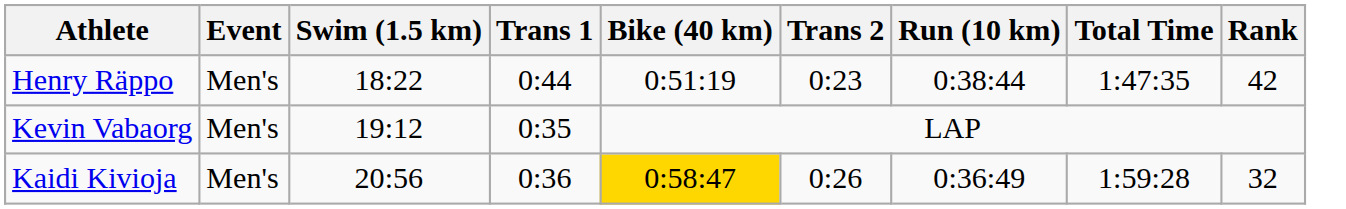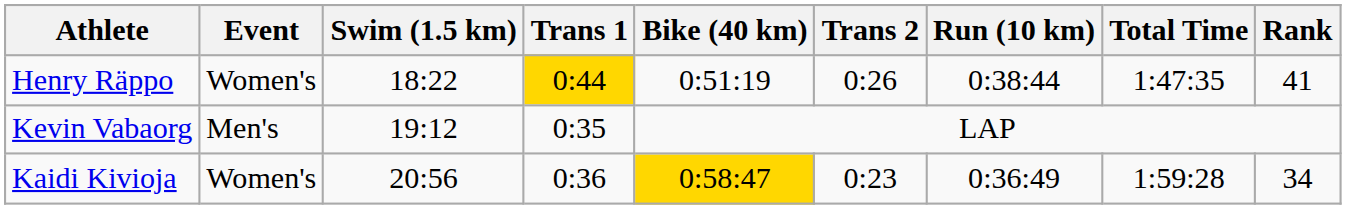(243, 79) Men's -> (261, 79) Women's
(545, 79) no background -> (579, 79) gold background
(836, 79) 0:23 -> (870, 79) 0:26
(1263, 79) 42 -> (1297, 79) 41
(243, 178) Men's -> (261, 178) Women's
(836, 178) 0:26 -> (870, 178) 0:23
(1263, 178) 32 -> (1297, 178) 34
